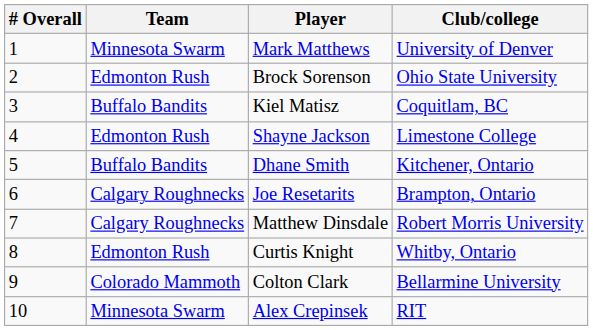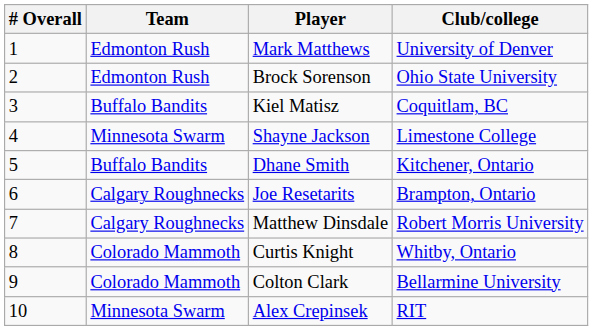(158, 48) Minnesota Swarm -> (150, 48) Edmonton Rush
(150, 135) Edmonton Rush -> (158, 135) Minnesota Swarm
(150, 252) Edmonton Rush -> (165, 252) Colorado Mammoth
